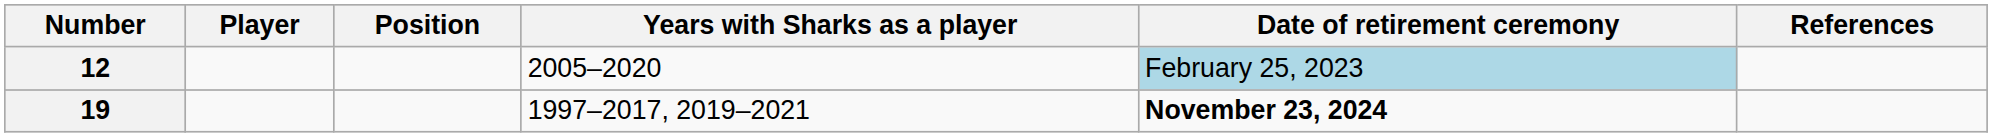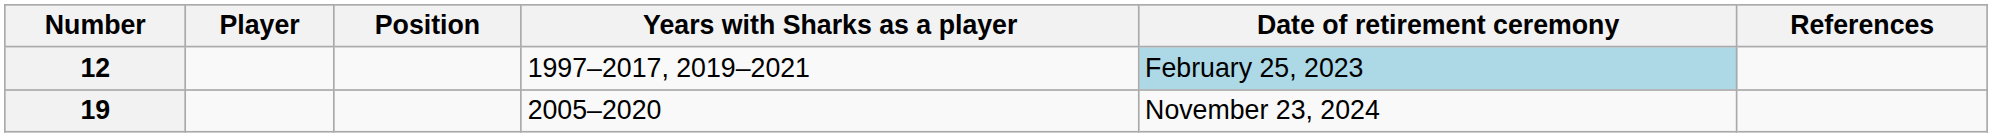(595, 68) 2005–2020 -> (669, 68) 1997–2017, 2019–2021
(669, 110) 1997–2017, 2019–2021 -> (595, 110) 2005–2020
(1266, 110) bold -> (1262, 110) normal
